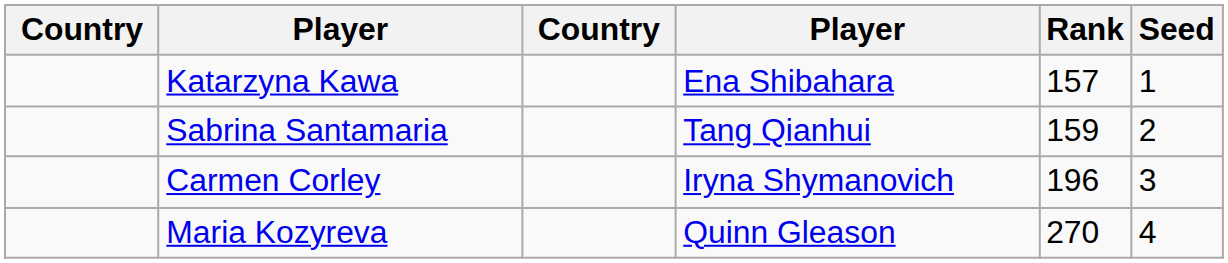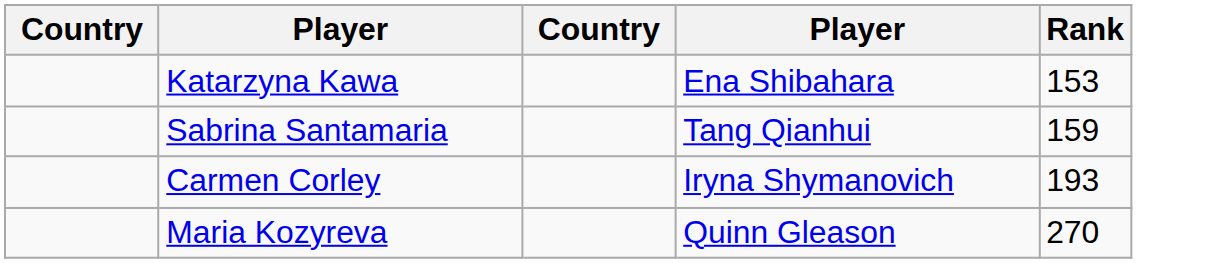- column: (1177, 29)
(1073, 80) 157 -> (1073, 80) 153
(1073, 181) 196 -> (1073, 181) 193
